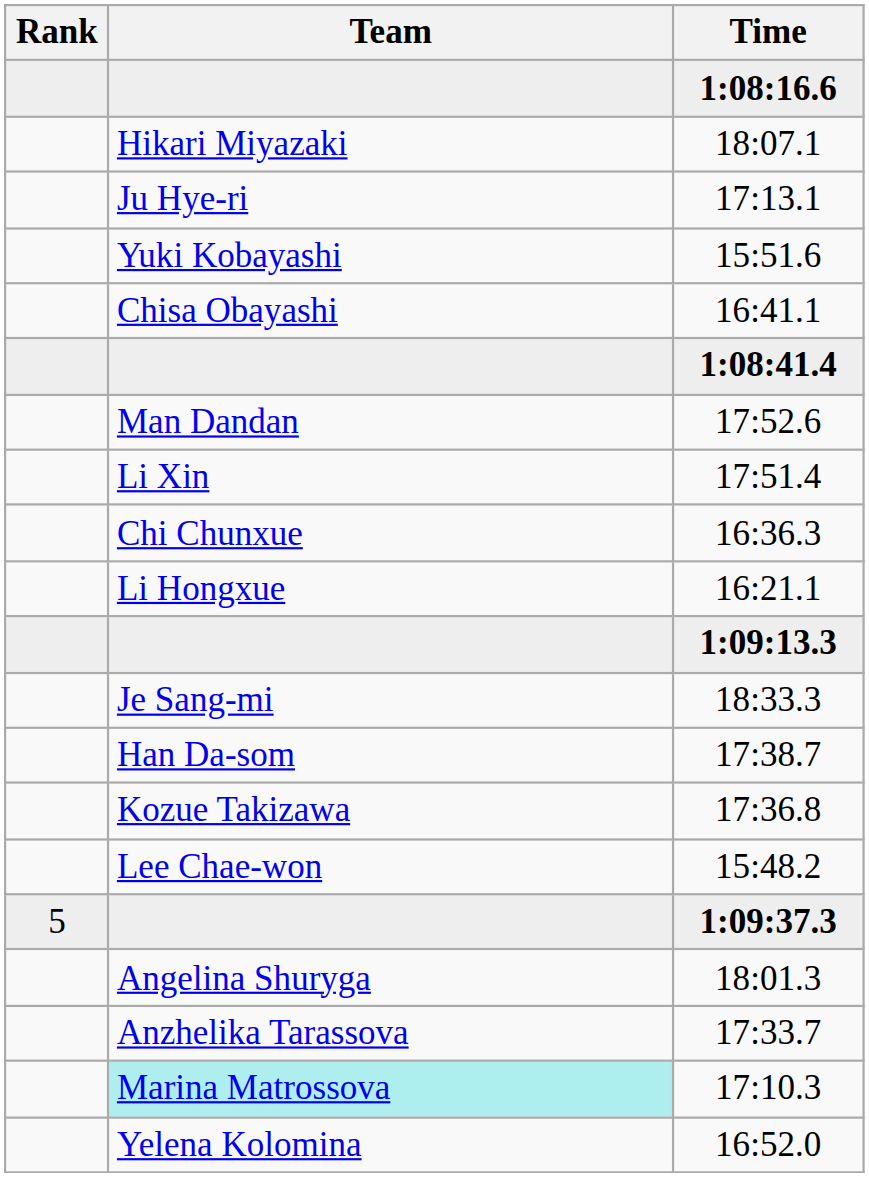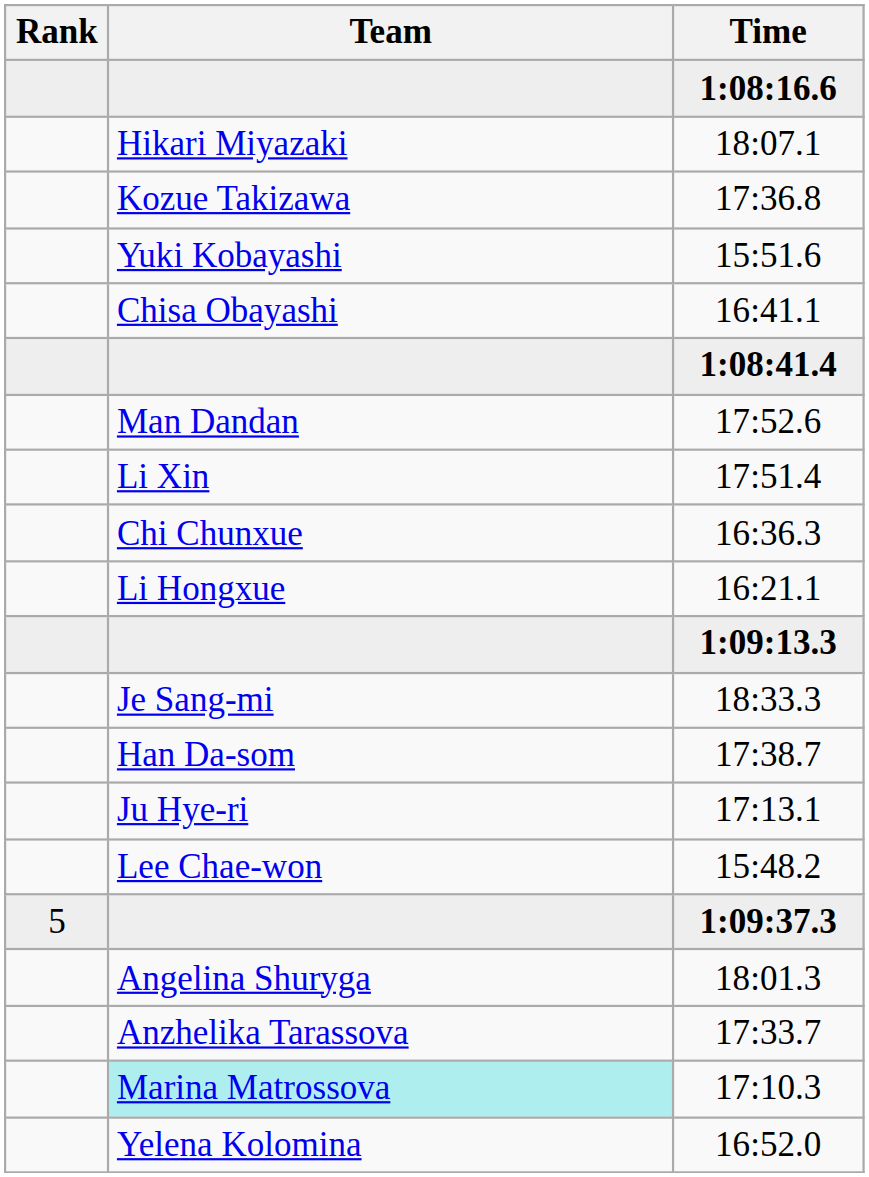rows swapped: (768, 810) <-> (768, 198)
